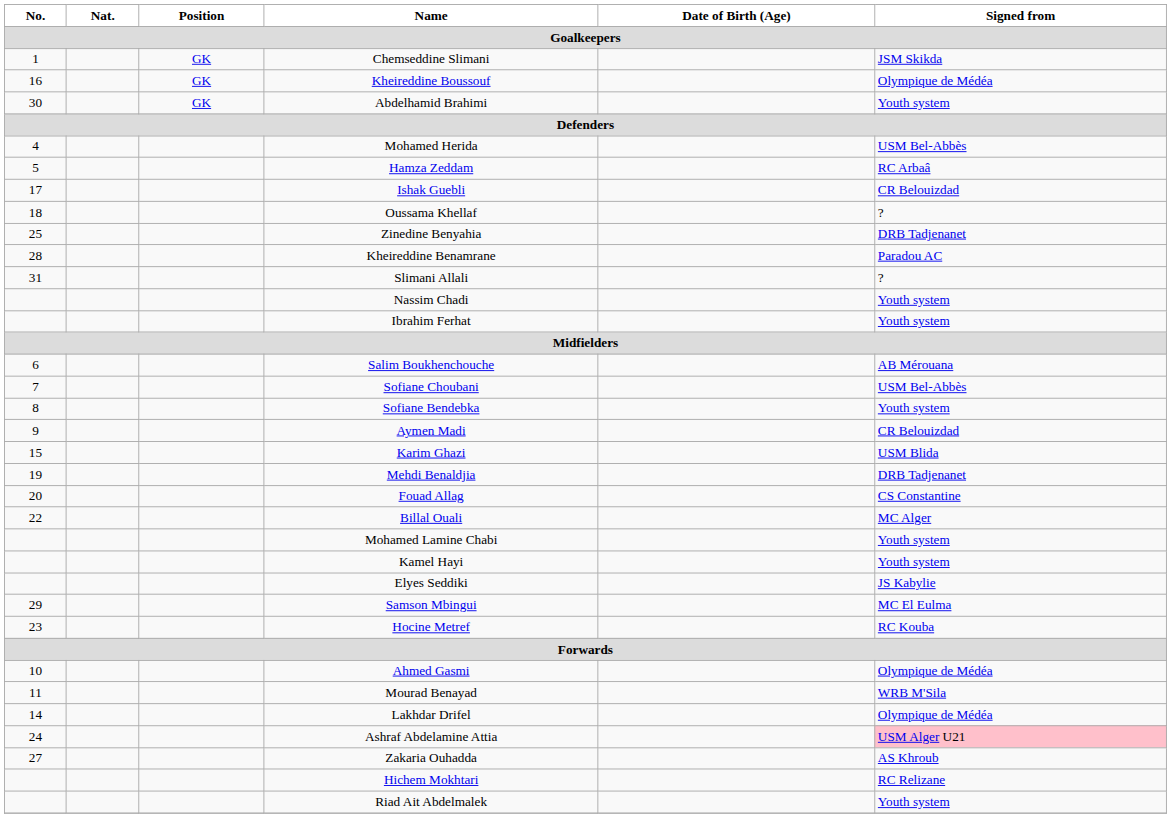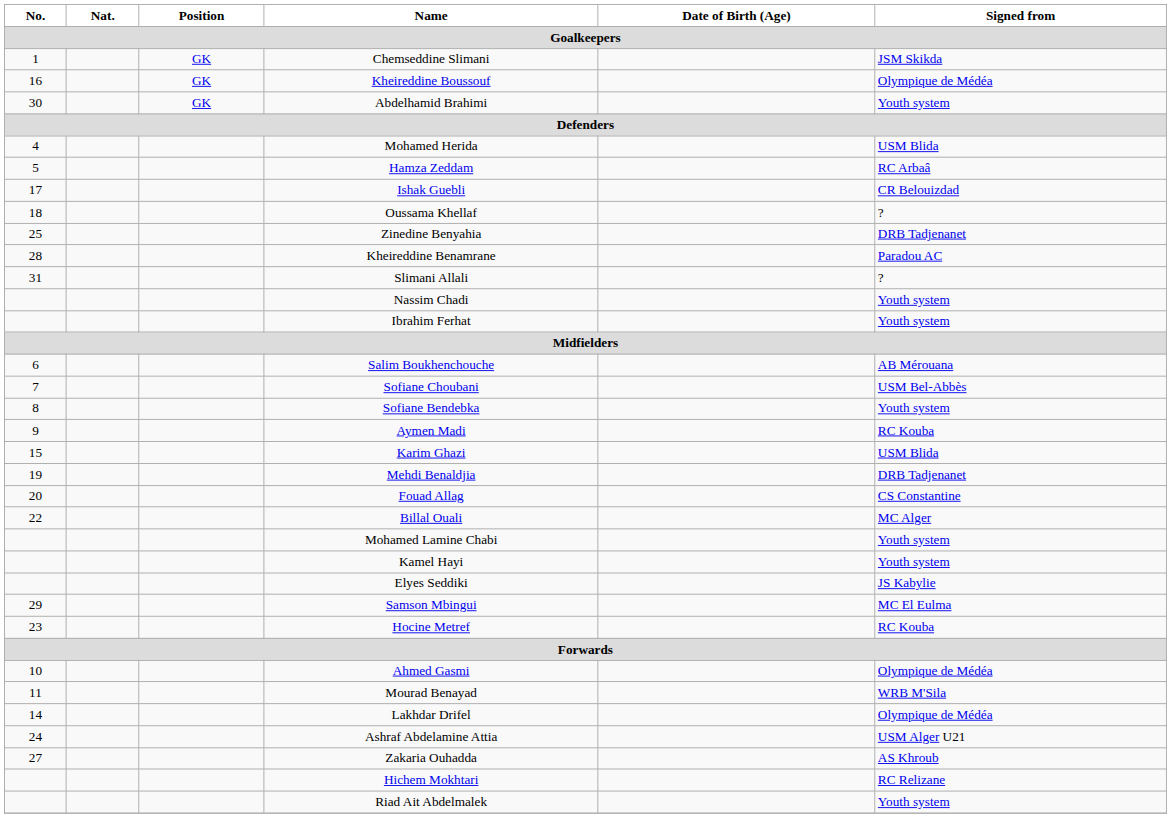(922, 146) USM Bel-Abbès -> (908, 146) USM Blida
(919, 430) CR Belouizdad -> (906, 430) RC Kouba
(922, 736) pink background -> (922, 736) no background
